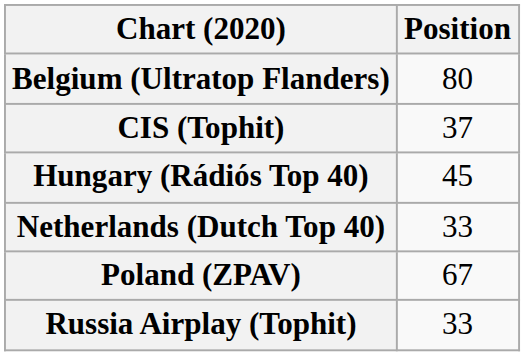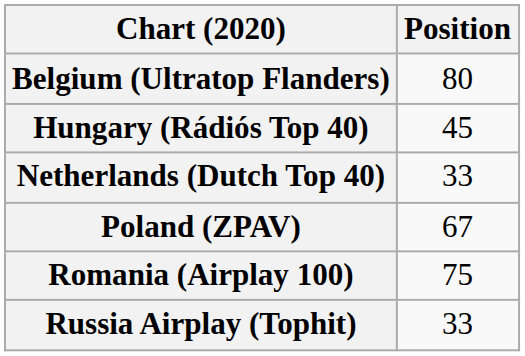- row: (201, 127)
+ row: (201, 275)
